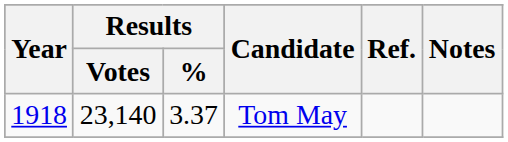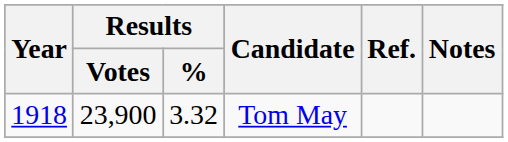(118, 114) 23,140 -> (118, 114) 23,900
(194, 114) 3.37 -> (194, 114) 3.32
